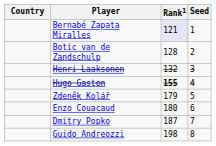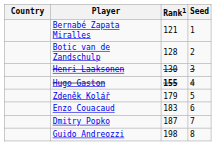(170, 30) lavender background -> (170, 30) no background
(170, 70) 132 -> (170, 70) 130
(170, 109) 180 -> (170, 109) 183
